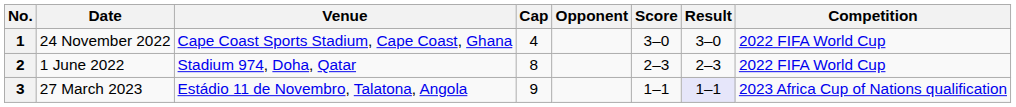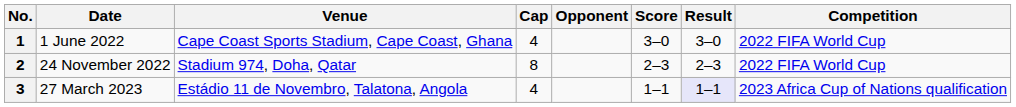(105, 41) 24 November 2022 -> (82, 41) 1 June 2022
(82, 65) 1 June 2022 -> (105, 65) 24 November 2022
(534, 89) 9 -> (534, 89) 4
